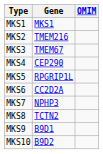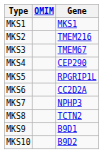columns swapped: (87, 11) <-> (54, 11)
